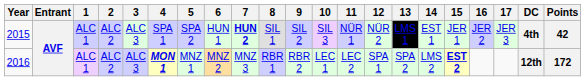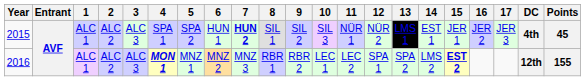(563, 34) 42 -> (563, 34) 45
(563, 62) 172 -> (563, 62) 155
